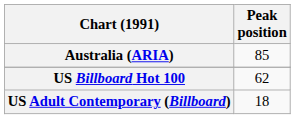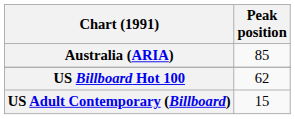(262, 101) 18 -> (262, 101) 15
